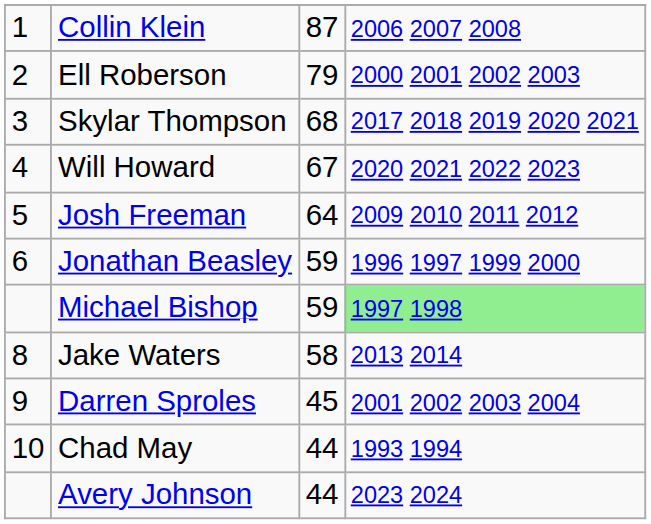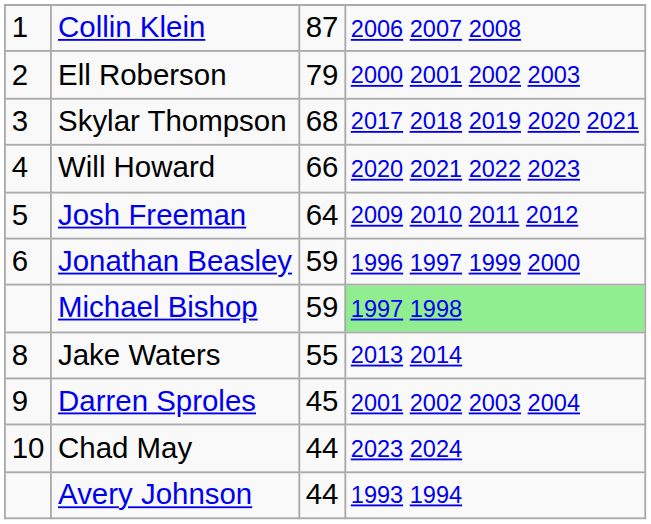(322, 167) 67 -> (322, 167) 66
(322, 354) 58 -> (322, 354) 55
(406, 448) 1993 1994 -> (406, 448) 2023 2024
(406, 495) 2023 2024 -> (406, 495) 1993 1994
